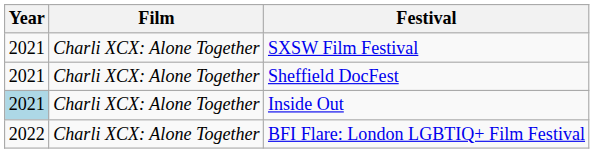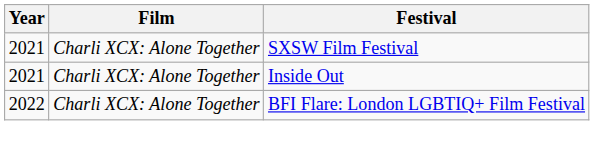- row: (333, 76)
(27, 104) lightblue background -> (27, 76) no background
